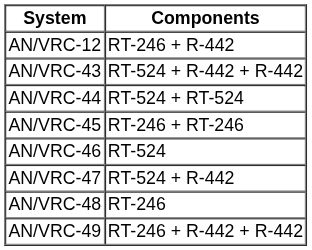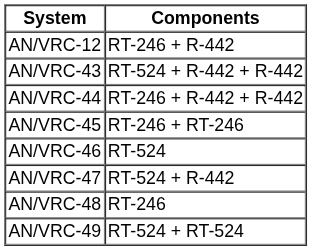(176, 98) RT-524 + RT-524 -> (205, 98) RT-246 + R-442 + R-442
(205, 231) RT-246 + R-442 + R-442 -> (176, 231) RT-524 + RT-524
